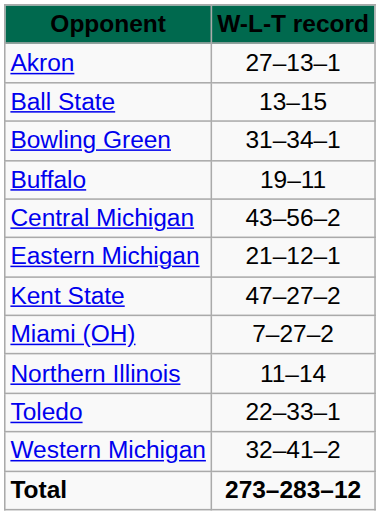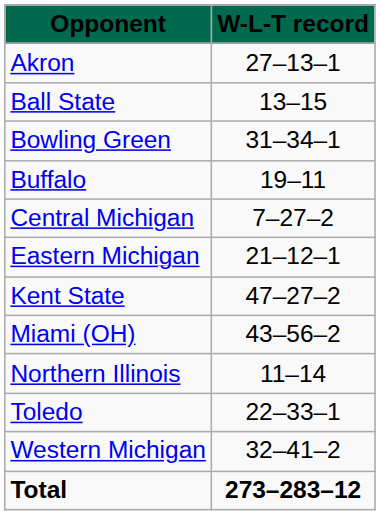(293, 218) 43–56–2 -> (293, 218) 7–27–2
(293, 334) 7–27–2 -> (293, 334) 43–56–2
